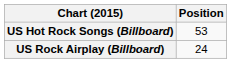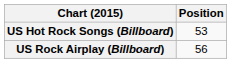(201, 49) 24 -> (201, 49) 56
